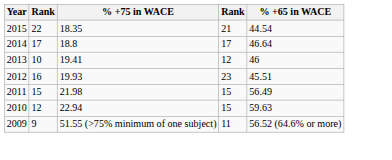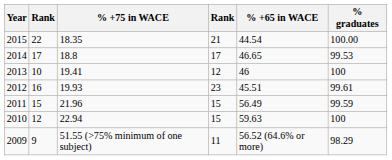+ column: (357, 18)
(261, 44) 46.64 -> (250, 55) 46.65
(71, 92) 21.98 -> (71, 103) 21.96
